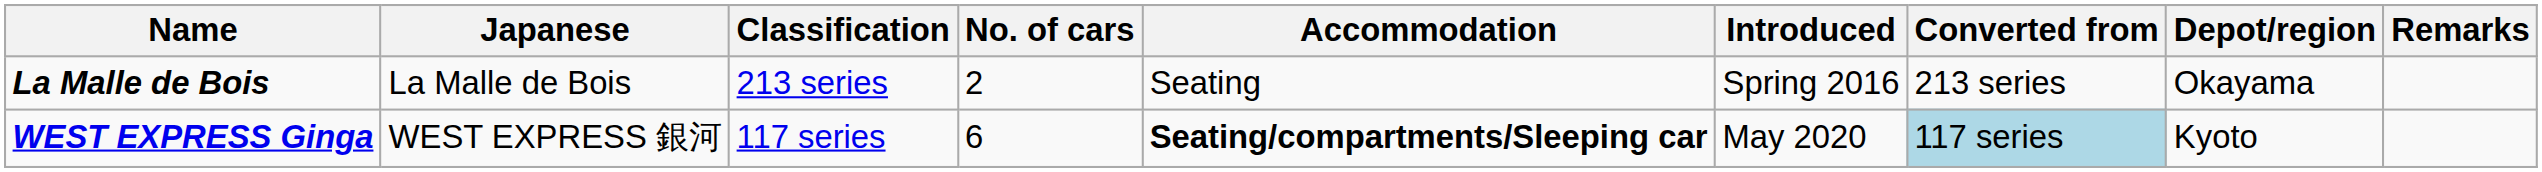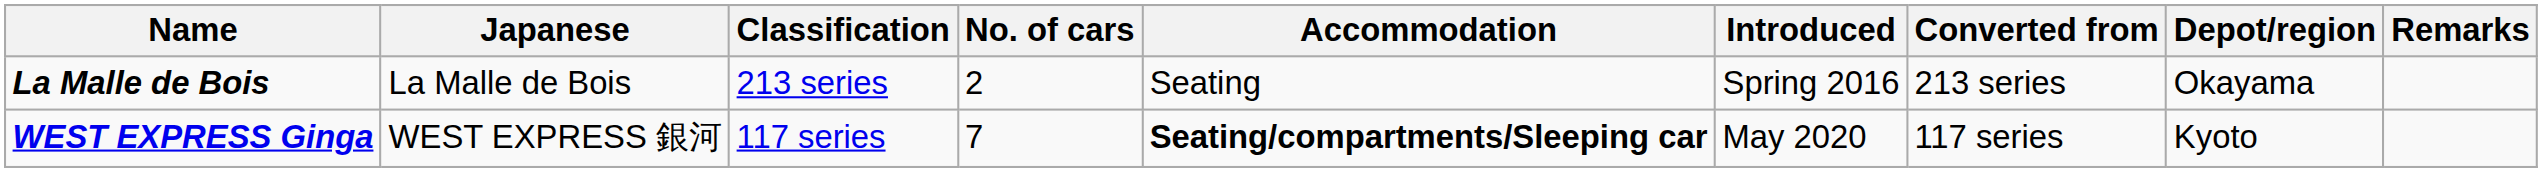(974, 137) 6 -> (974, 137) 7
(1989, 137) lightblue background -> (1989, 137) no background
